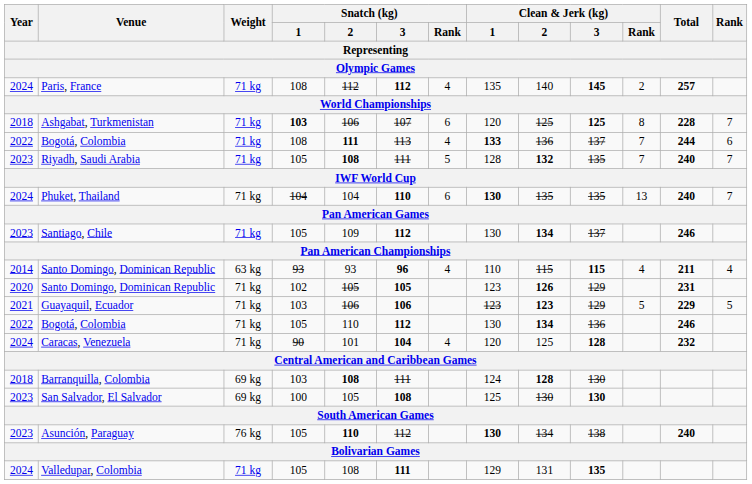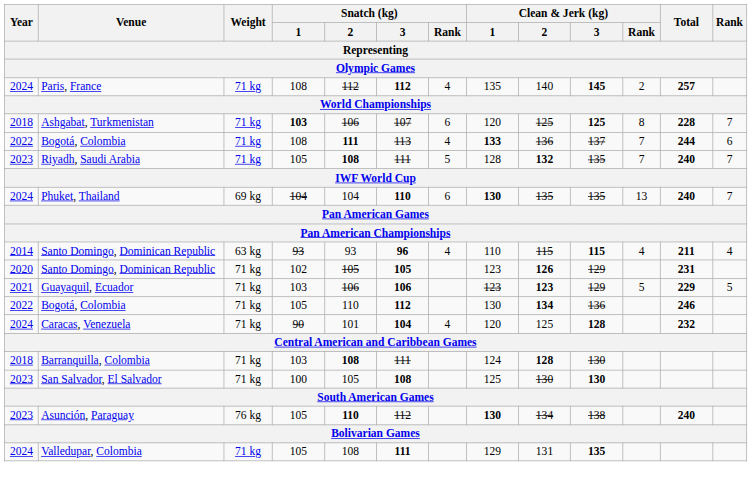(248, 196) 71 kg -> (248, 196) 69 kg
- row: (77, 232)
(248, 379) 69 kg -> (248, 360) 71 kg
(248, 397) 69 kg -> (248, 379) 71 kg
